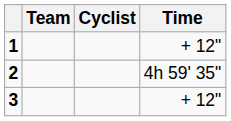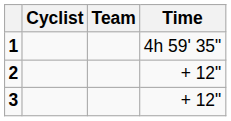columns swapped: (107, 18) <-> (48, 18)
(201, 45) + 12" -> (183, 45) 4h 59' 35"
(183, 73) 4h 59' 35" -> (201, 73) + 12"
